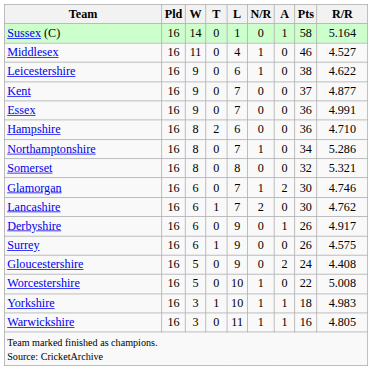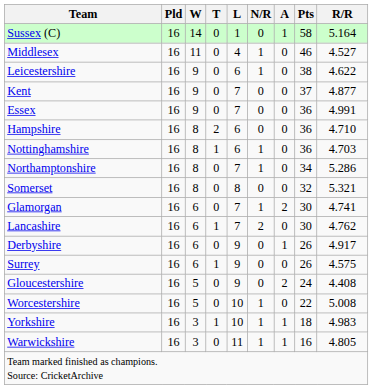+ row: (48, 149)
(342, 187) 4.746 -> (342, 206) 4.741
